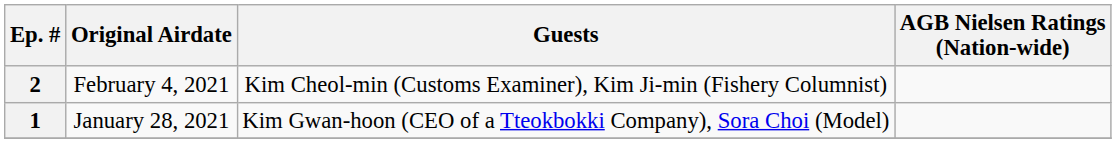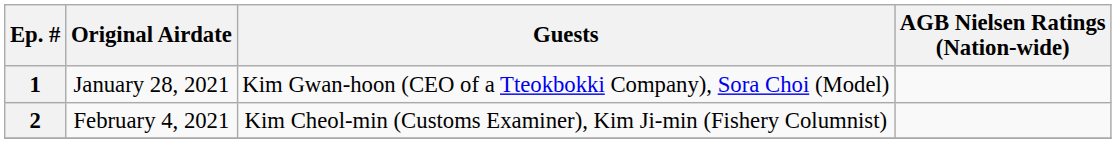rows swapped: (35, 120) <-> (35, 84)
